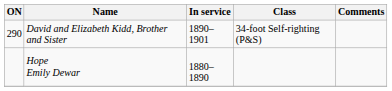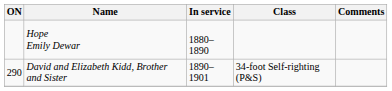rows swapped: (53, 67) <-> (97, 34)
